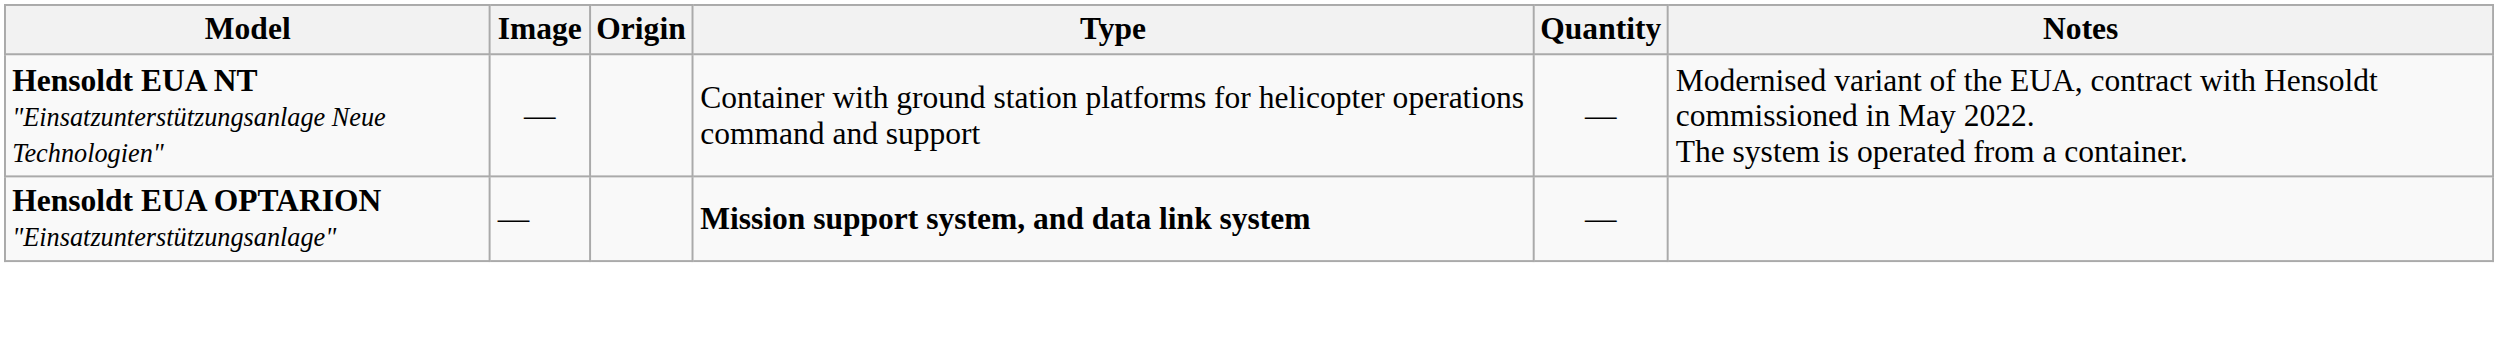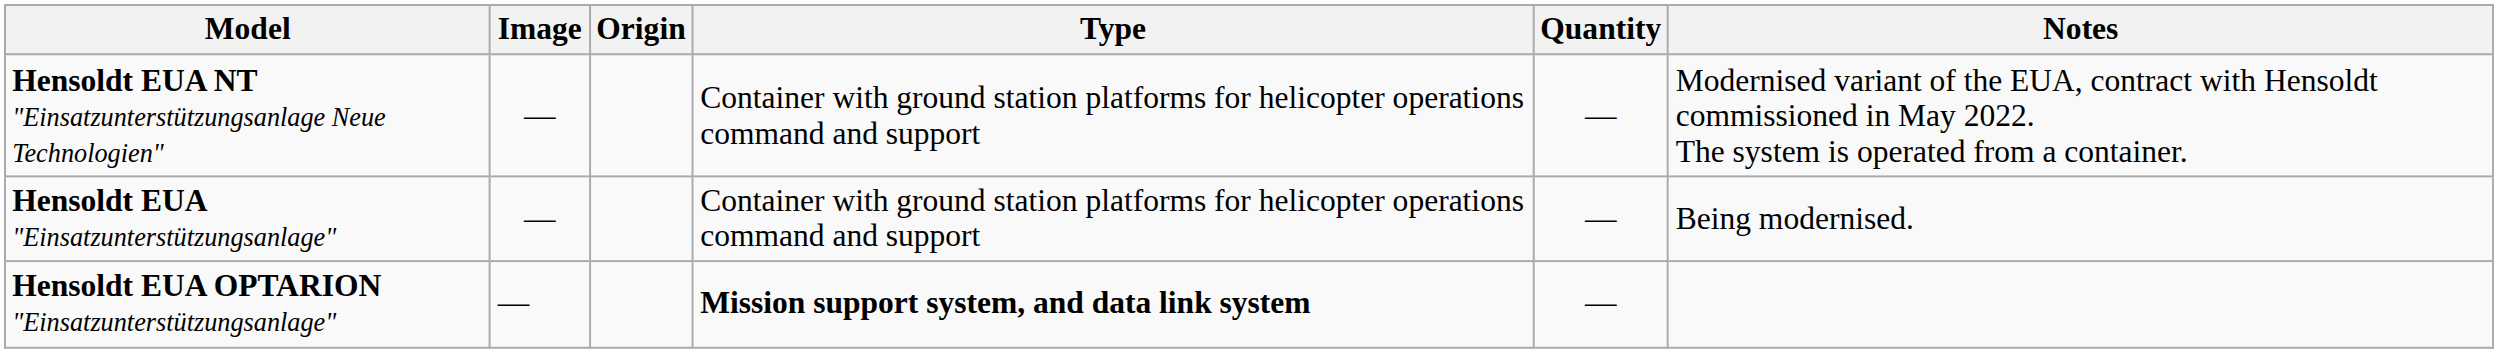+ row: (174, 218)
